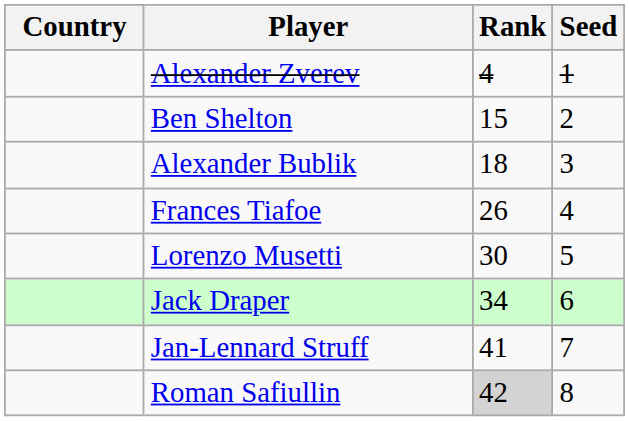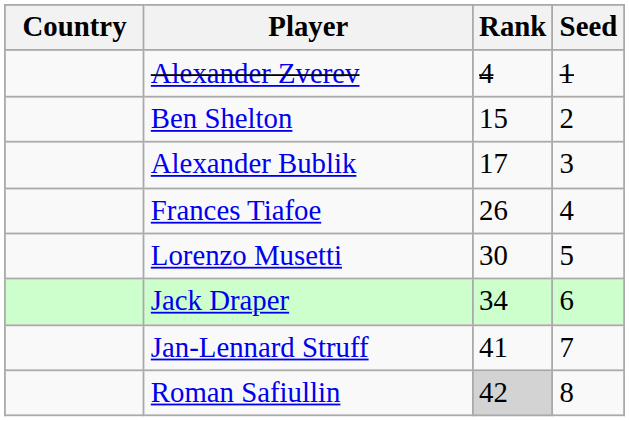(493, 164) 18 -> (493, 164) 17
